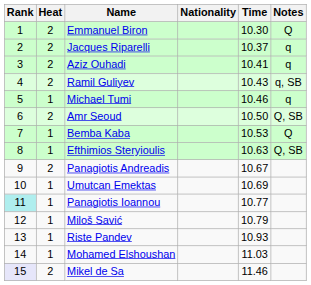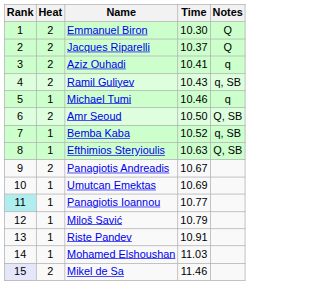- column: (208, 13)
(288, 47) q -> (228, 47) Q
(255, 133) 10.53 -> (194, 133) 10.52
(288, 133) Q -> (228, 133) q, SB
(255, 237) 10.93 -> (194, 237) 10.91
